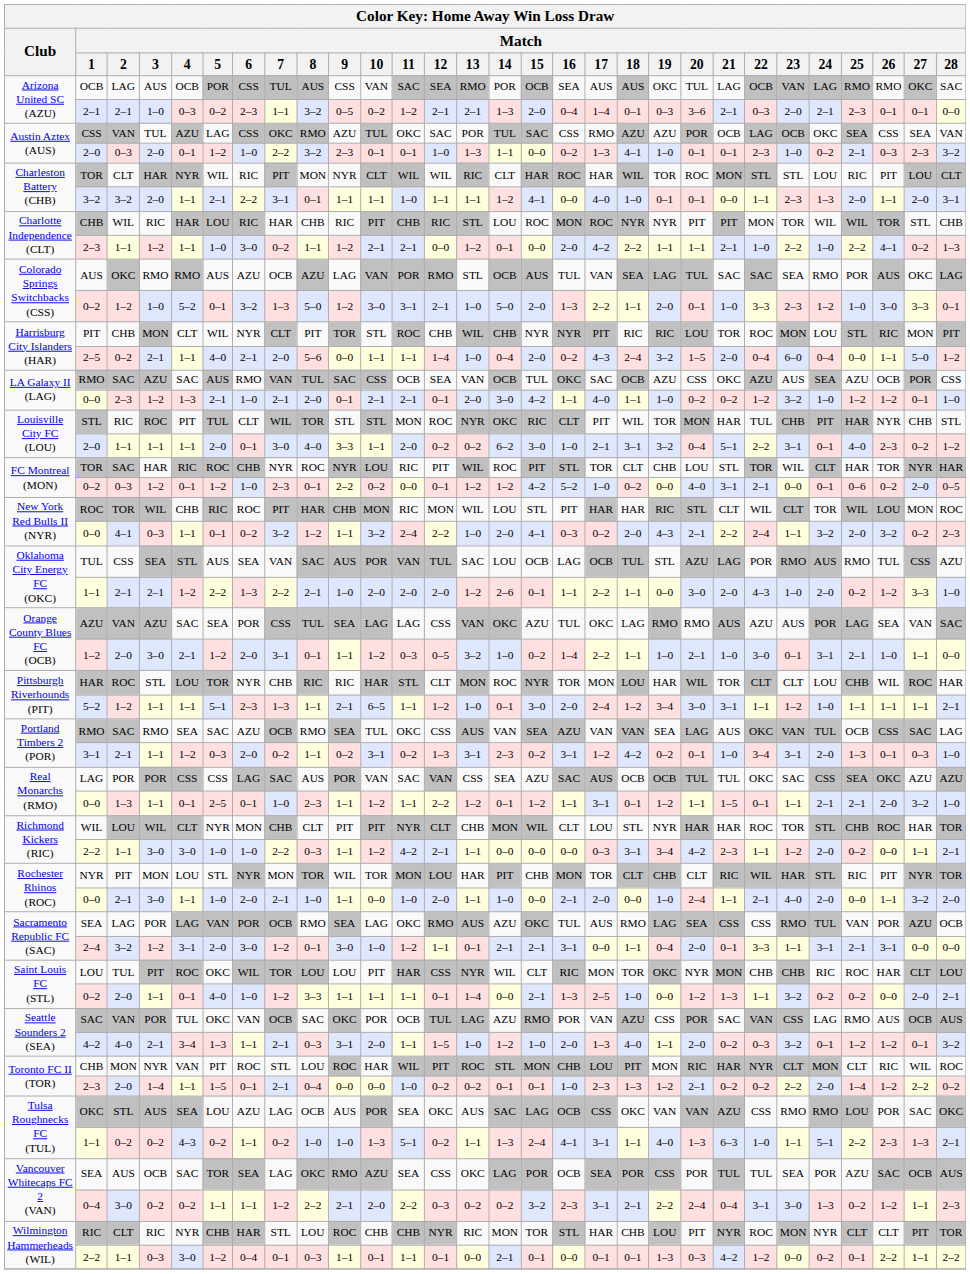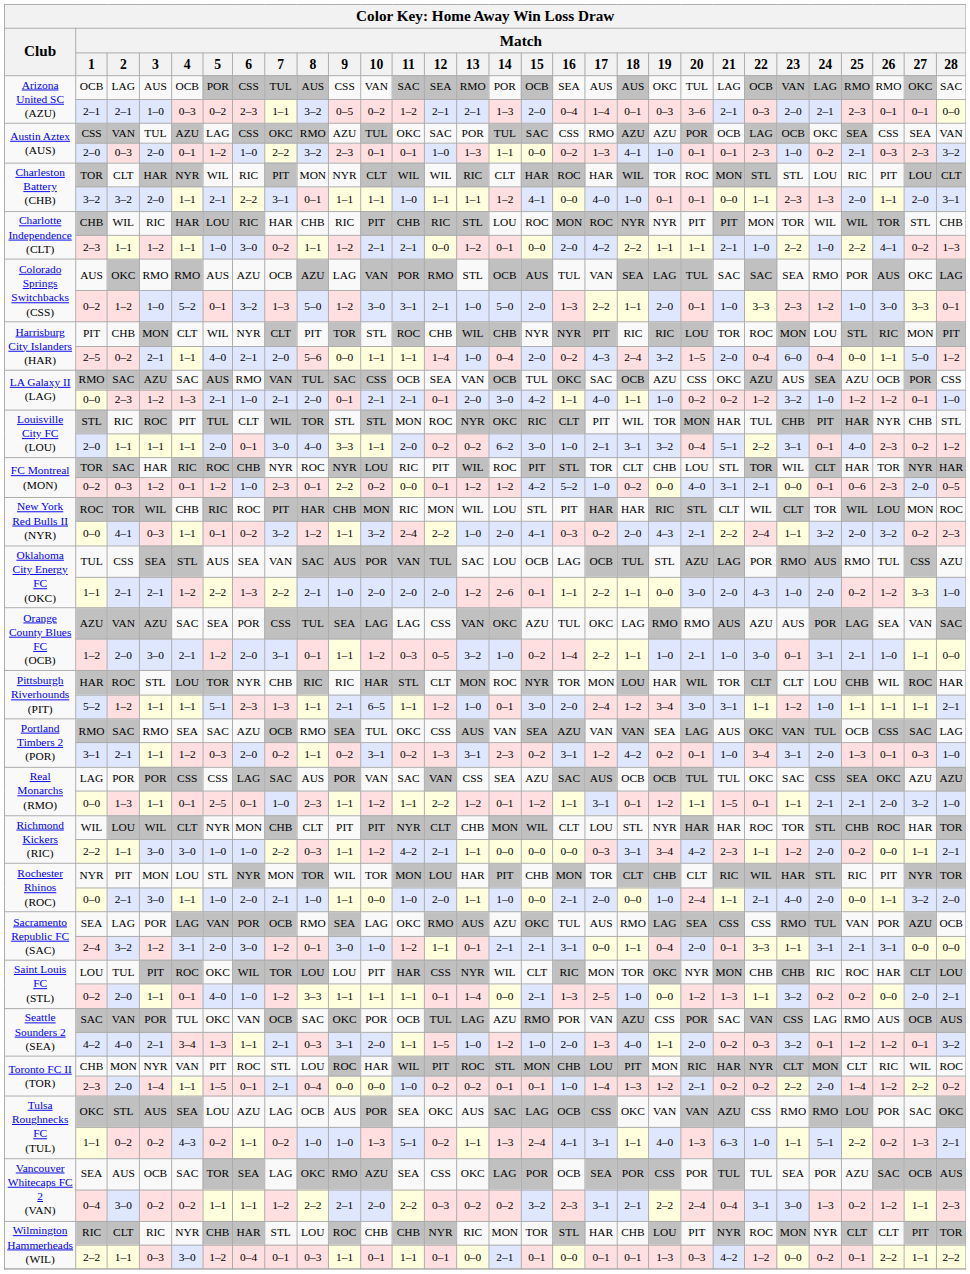(888, 487) 0–2 -> (888, 487) 2–3
(601, 1086) 2–3 -> (601, 1086) 1–4
(888, 1142) 2–3 -> (888, 1142) 0–2
